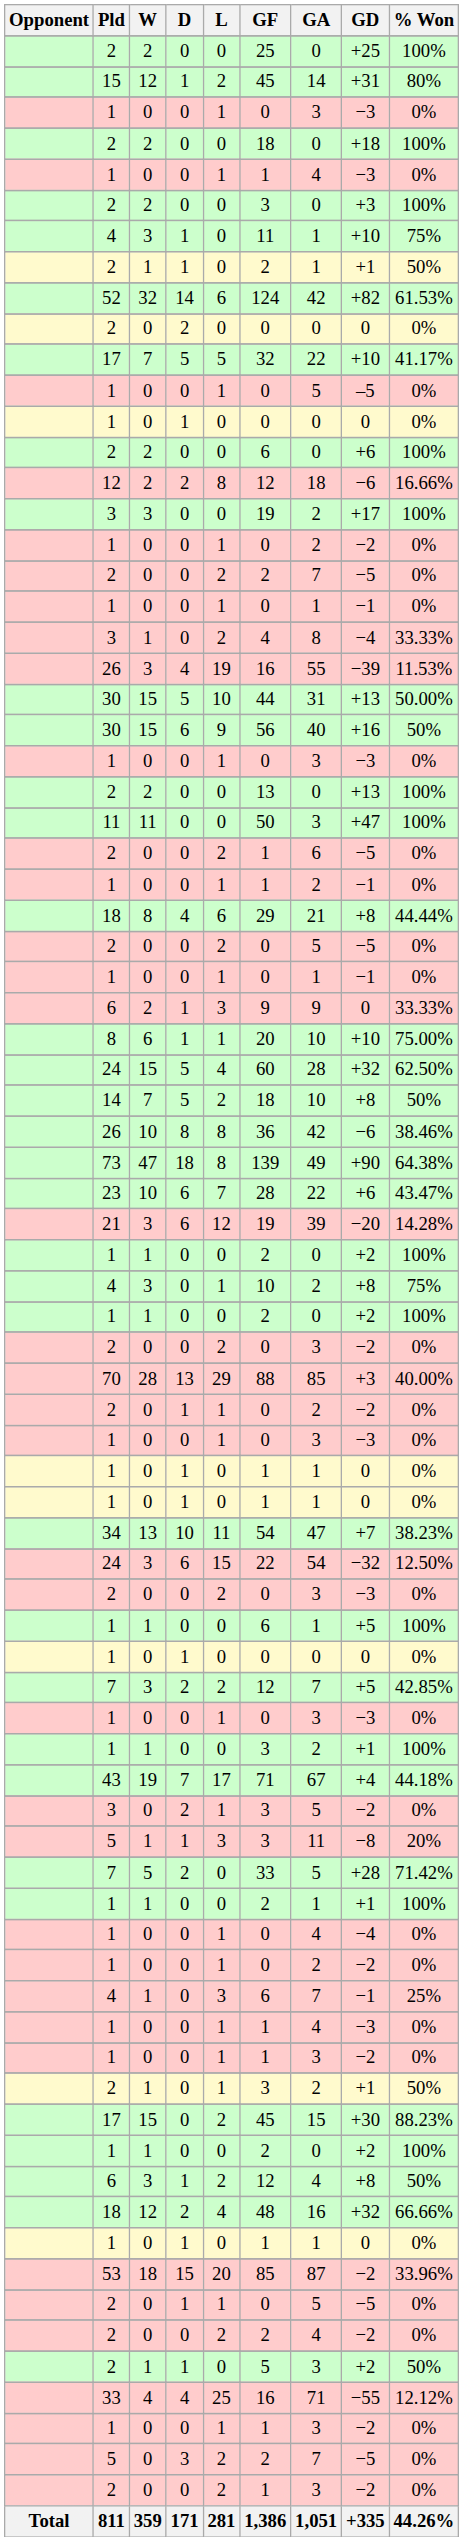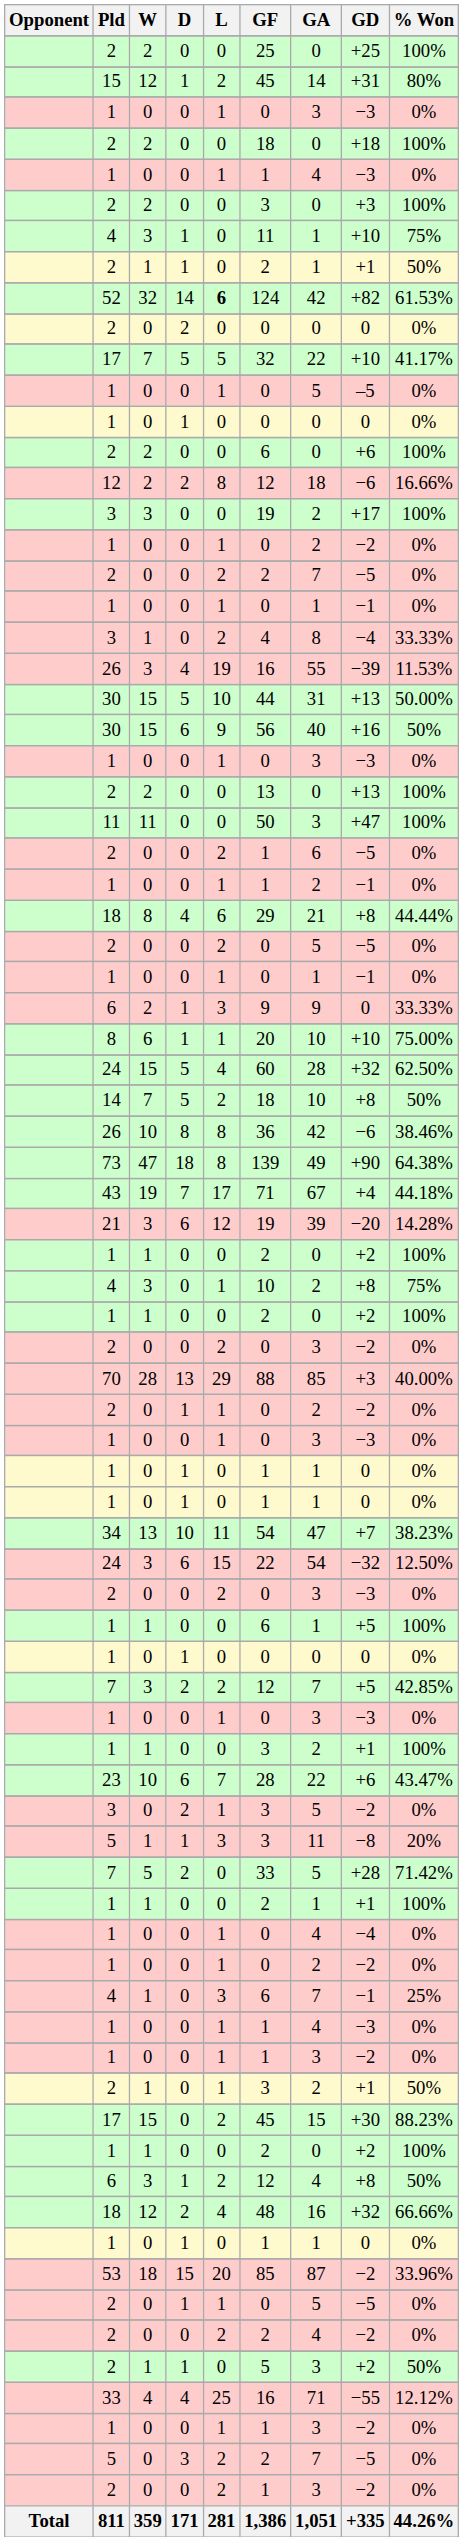(221, 298) normal -> (221, 298) bold
rows swapped: (111, 1780) <-> (111, 1193)
